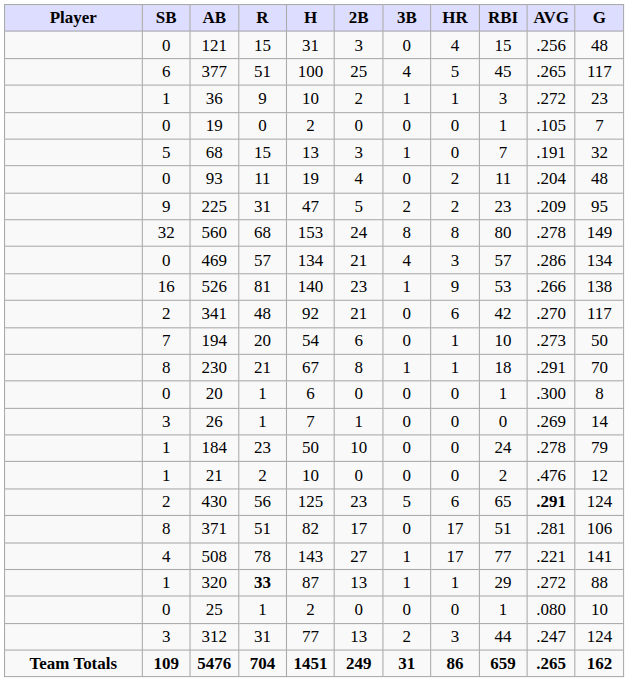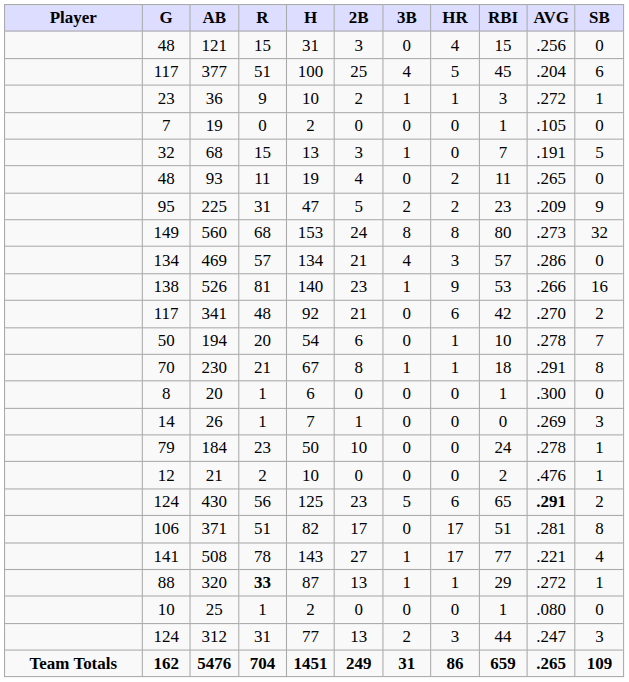columns swapped: (599, 17) <-> (166, 17)
(551, 71) .265 -> (551, 71) .204
(551, 179) .204 -> (551, 179) .265
(551, 233) .278 -> (551, 233) .273
(551, 340) .273 -> (551, 340) .278
